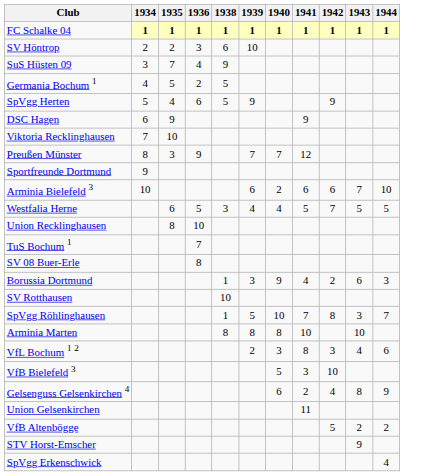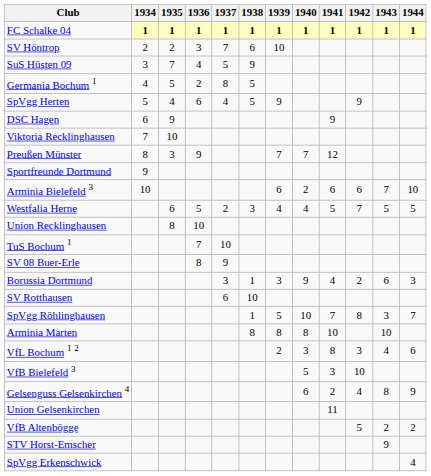+ column: (225, 13)
